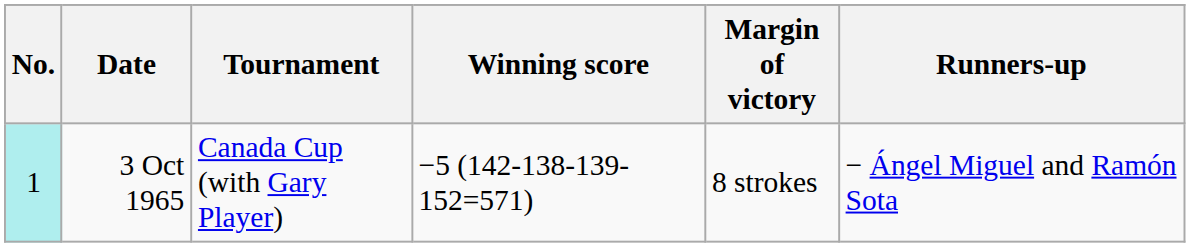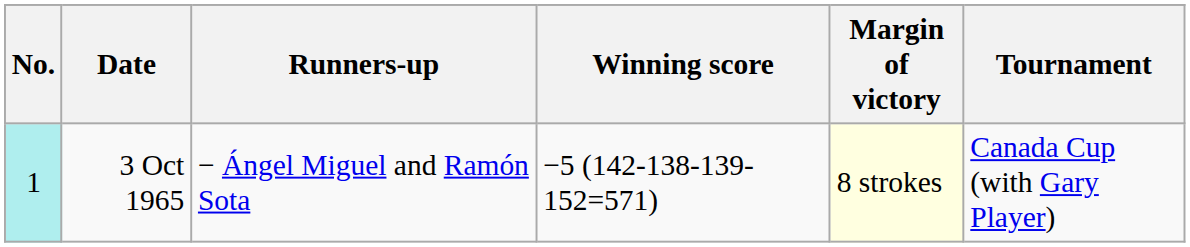columns swapped: (301, 63) <-> (1011, 63)
(765, 182) no background -> (889, 182) lightyellow background
